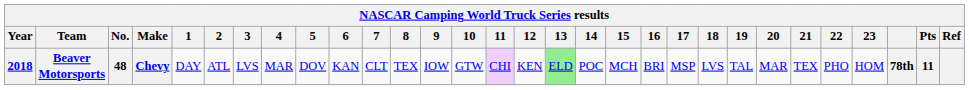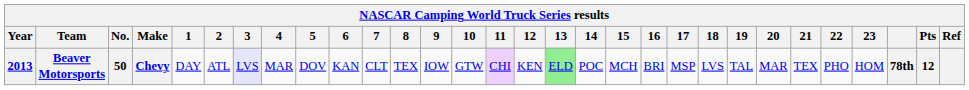(20, 66) 2018 -> (20, 66) 2013
(120, 66) 48 -> (120, 66) 50
(247, 66) no background -> (247, 66) lavender background
(928, 66) 11 -> (928, 66) 12
